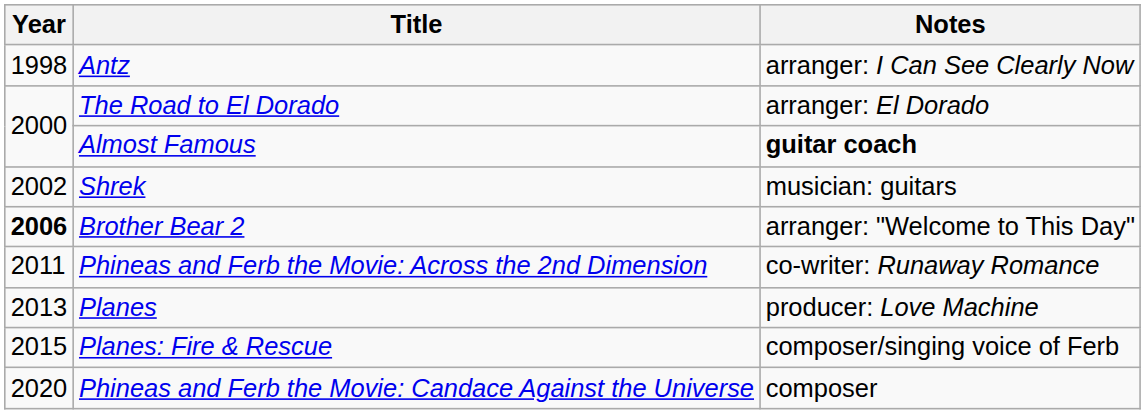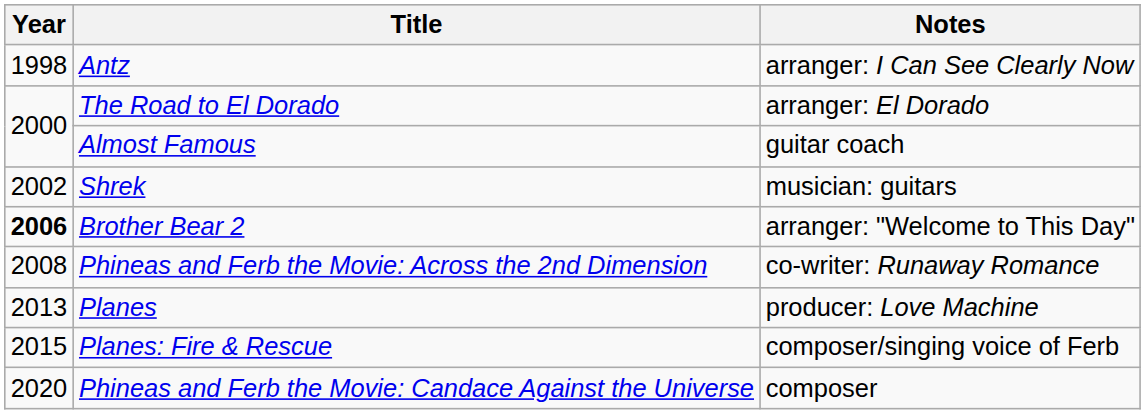(841, 145) bold -> (835, 145) normal
(38, 266) 2011 -> (39, 266) 2008
